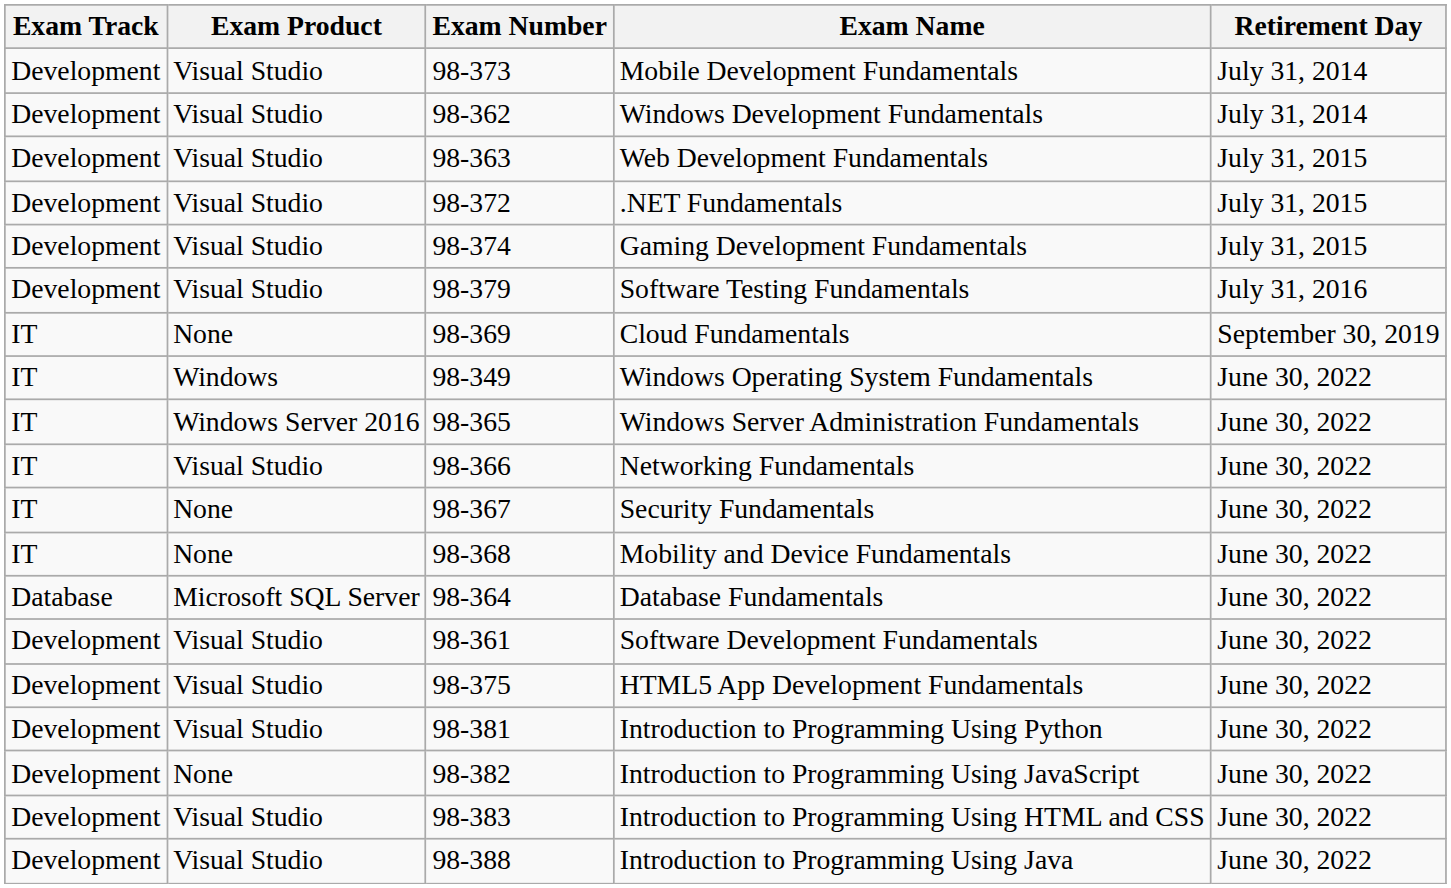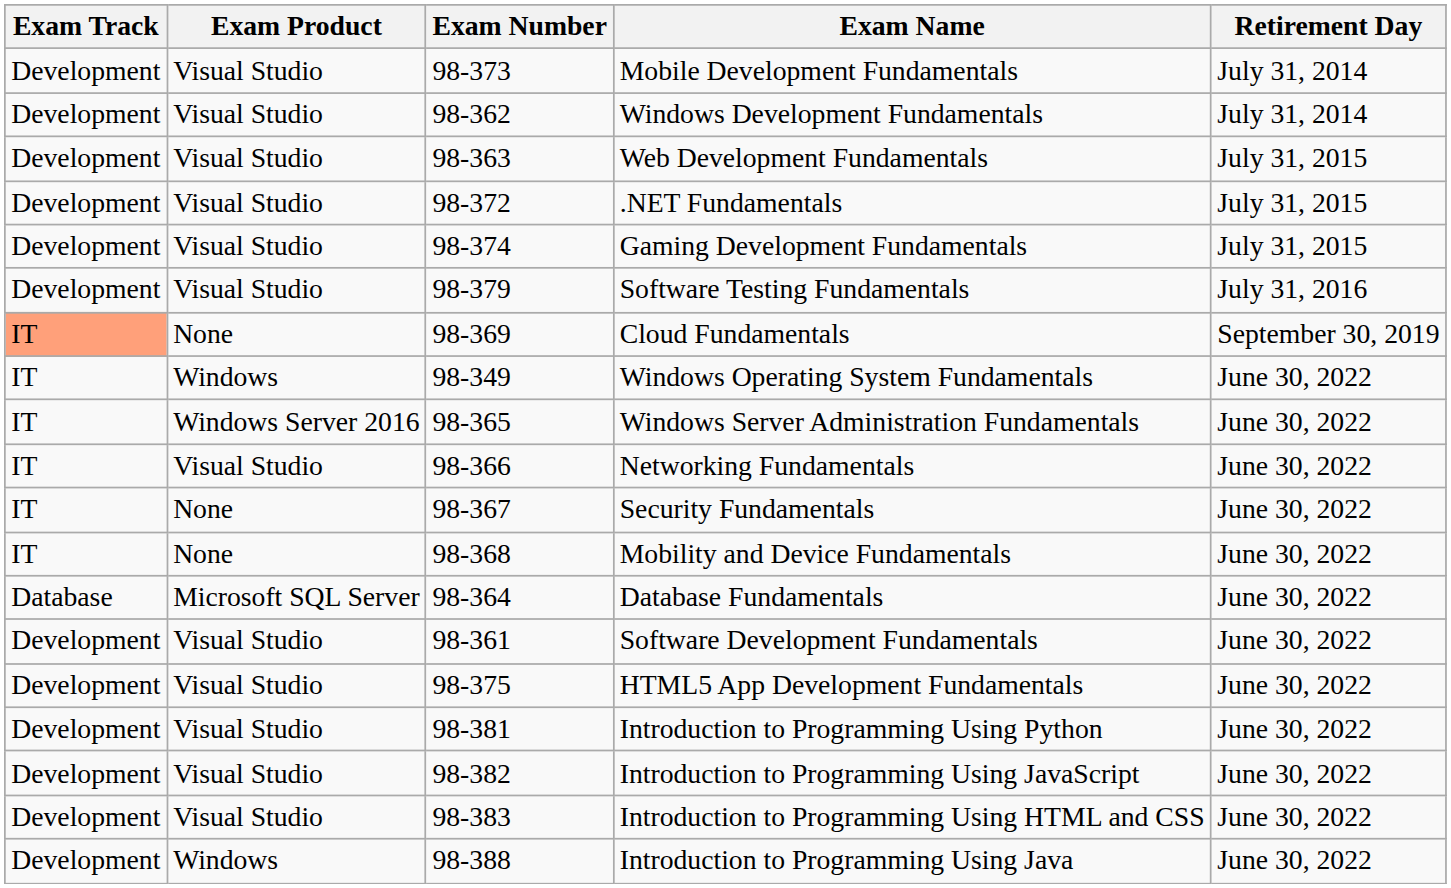(24, 333) no background -> (24, 333) lightsalmon background
(203, 772) None -> (248, 772) Visual Studio
(248, 860) Visual Studio -> (226, 860) Windows
